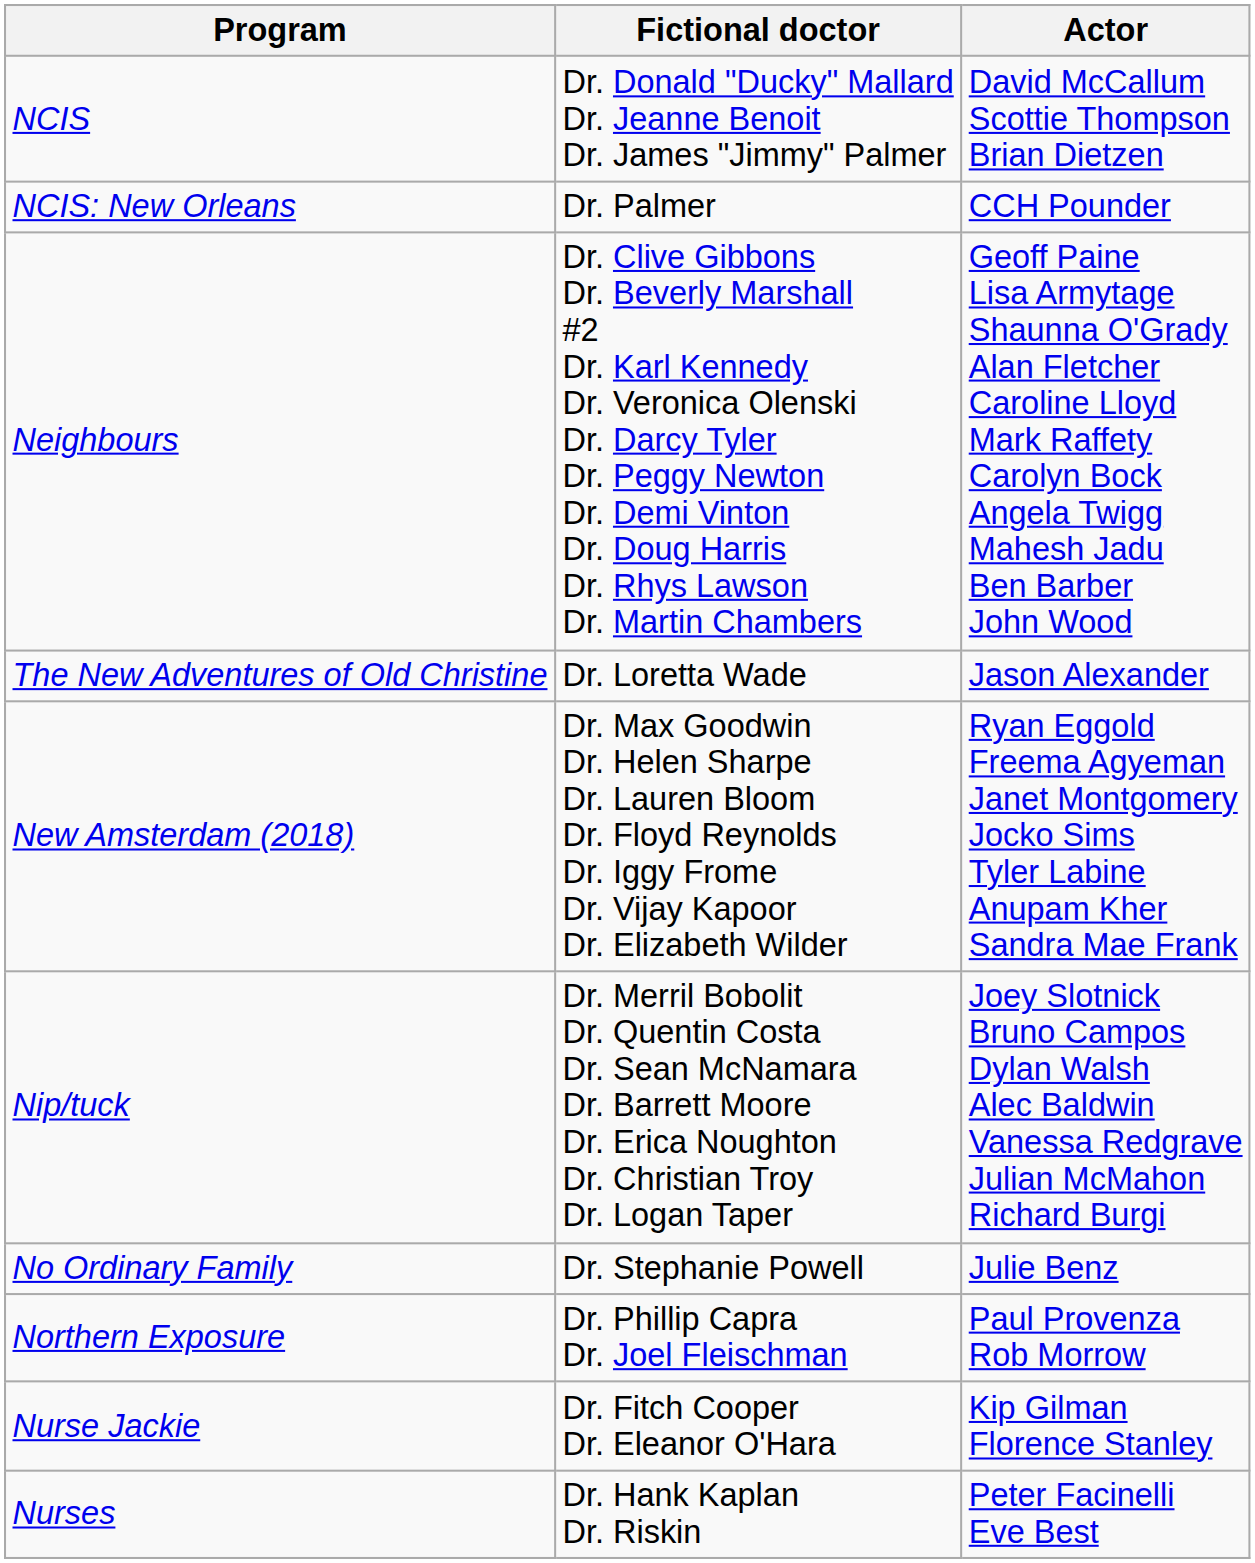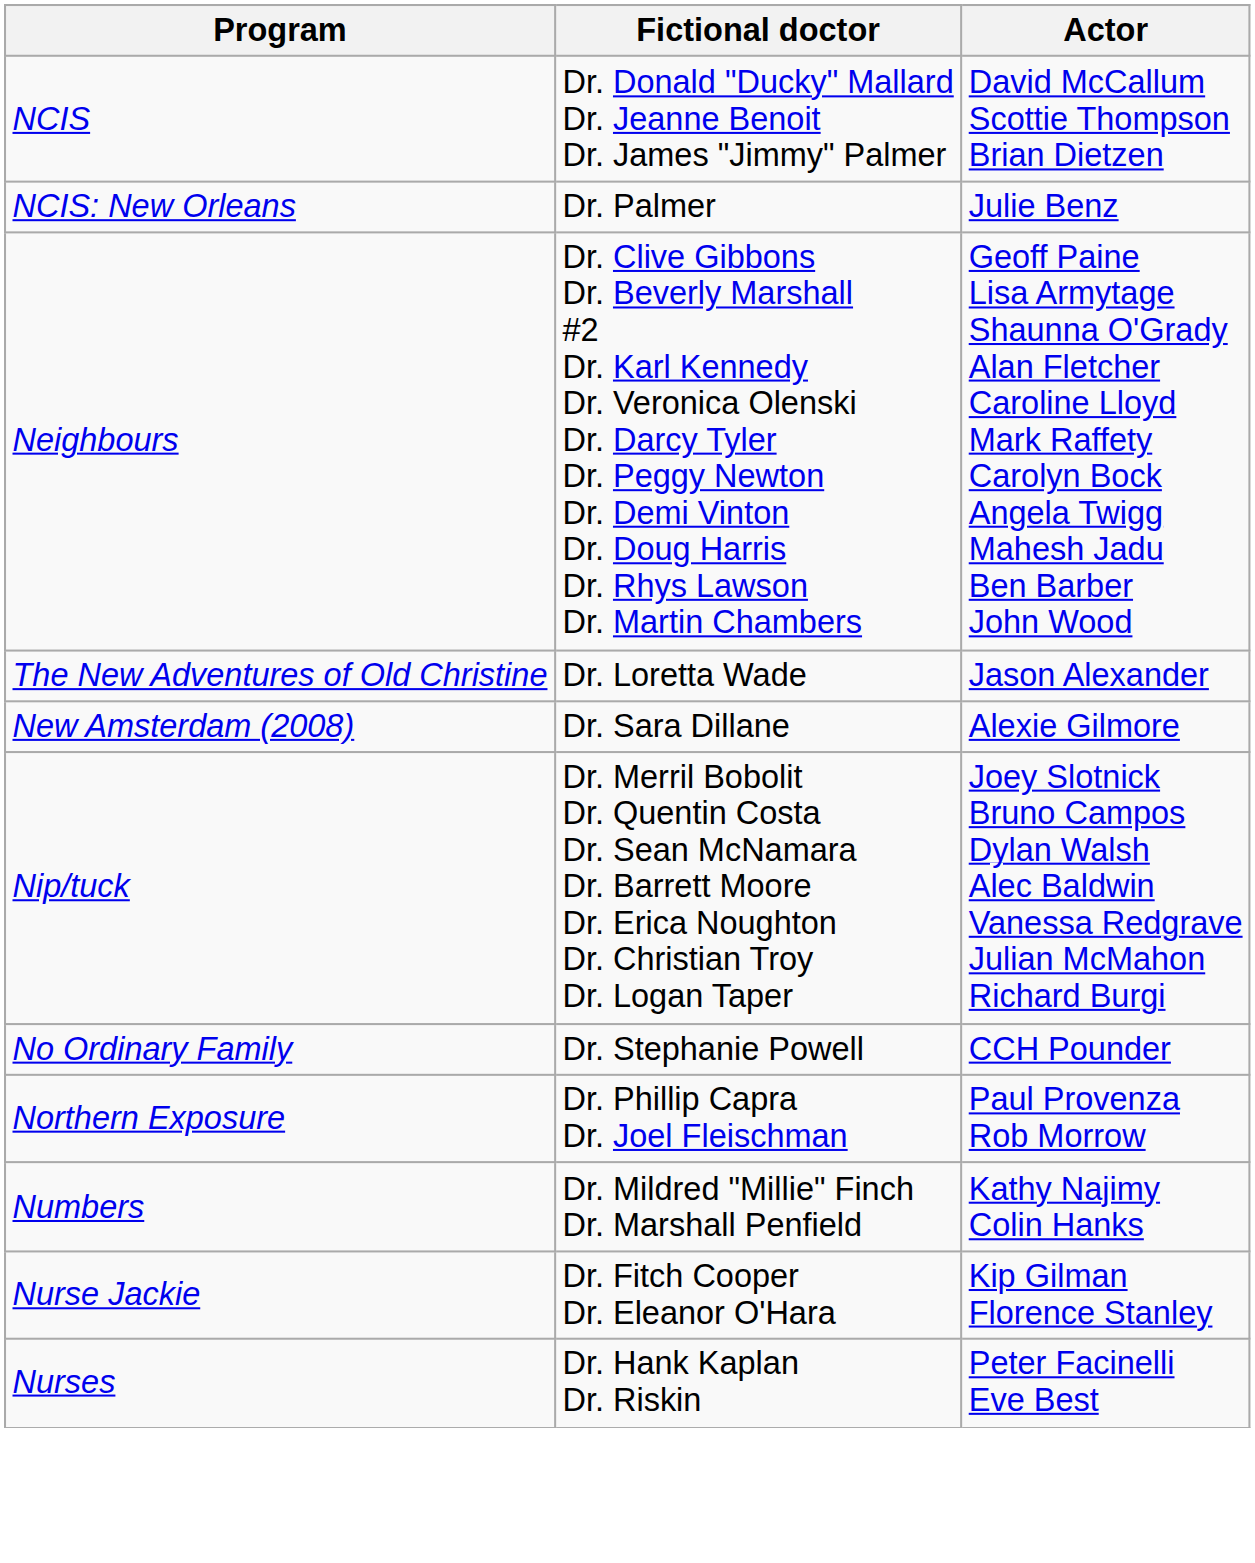(1070, 206) CCH Pounder -> (1044, 206) Julie Benz
+ row: (183, 726)
- row: (183, 835)
(1044, 1267) Julie Benz -> (1070, 1048) CCH Pounder
+ row: (78, 1206)
